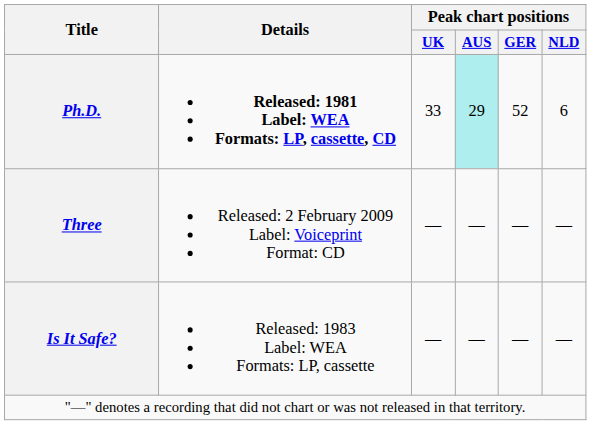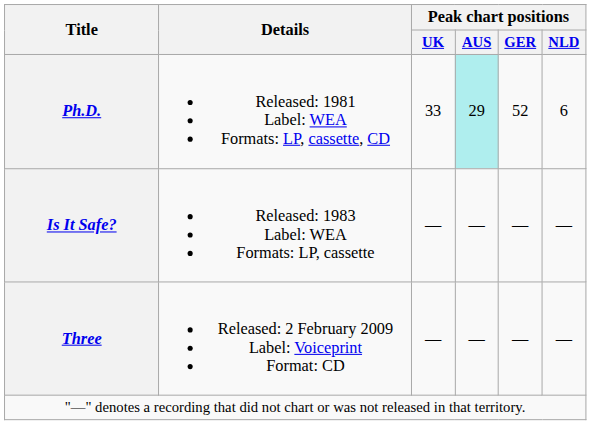(285, 121) bold -> (285, 121) normal
rows swapped: (82, 338) <-> (82, 225)
